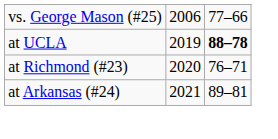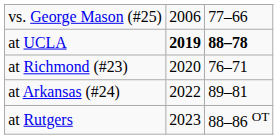(185, 42) normal -> (185, 42) bold
(185, 92) 2021 -> (185, 92) 2022
+ row: (40, 119)
